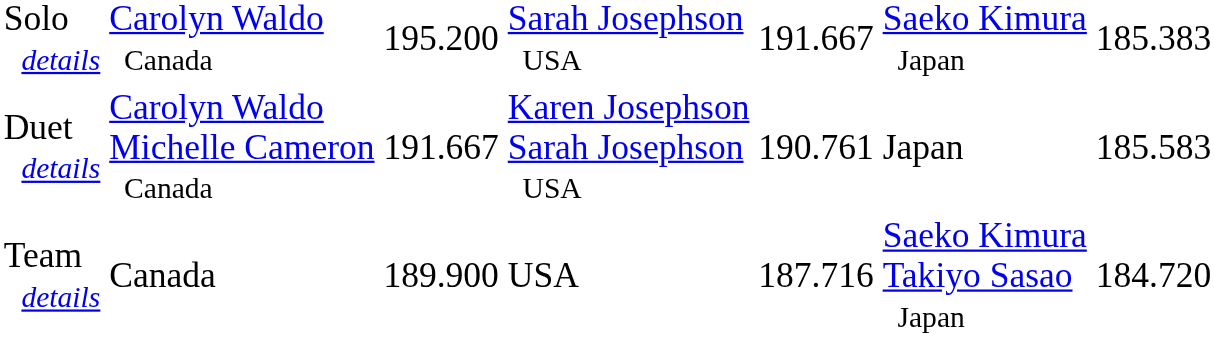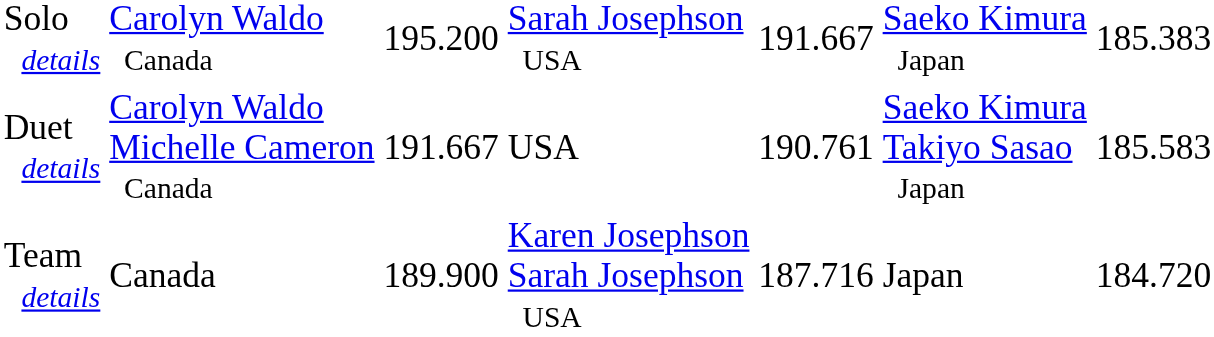(629, 146) Karen Josephson Sarah Josephson USA -> (543, 146) USA
(923, 146) Japan -> (985, 146) Saeko Kimura Takiyo Sasao Japan
(543, 275) USA -> (629, 275) Karen Josephson Sarah Josephson USA
(985, 275) Saeko Kimura Takiyo Sasao Japan -> (923, 275) Japan
